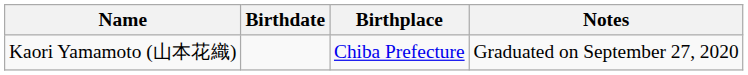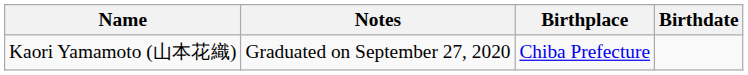columns swapped: (285, 19) <-> (606, 19)
